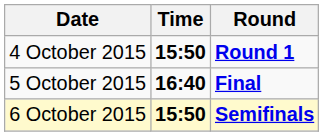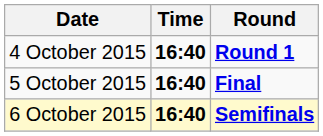(180, 51) 15:50 -> (180, 51) 16:40
(180, 114) 15:50 -> (180, 114) 16:40
